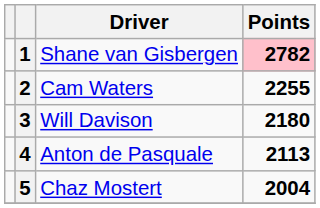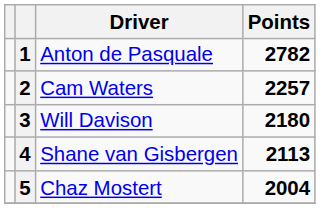(139, 54) Shane van Gisbergen -> (127, 54) Anton de Pasquale
(287, 54) pink background -> (287, 54) no background
(287, 88) 2255 -> (287, 88) 2257
(127, 154) Anton de Pasquale -> (139, 154) Shane van Gisbergen
